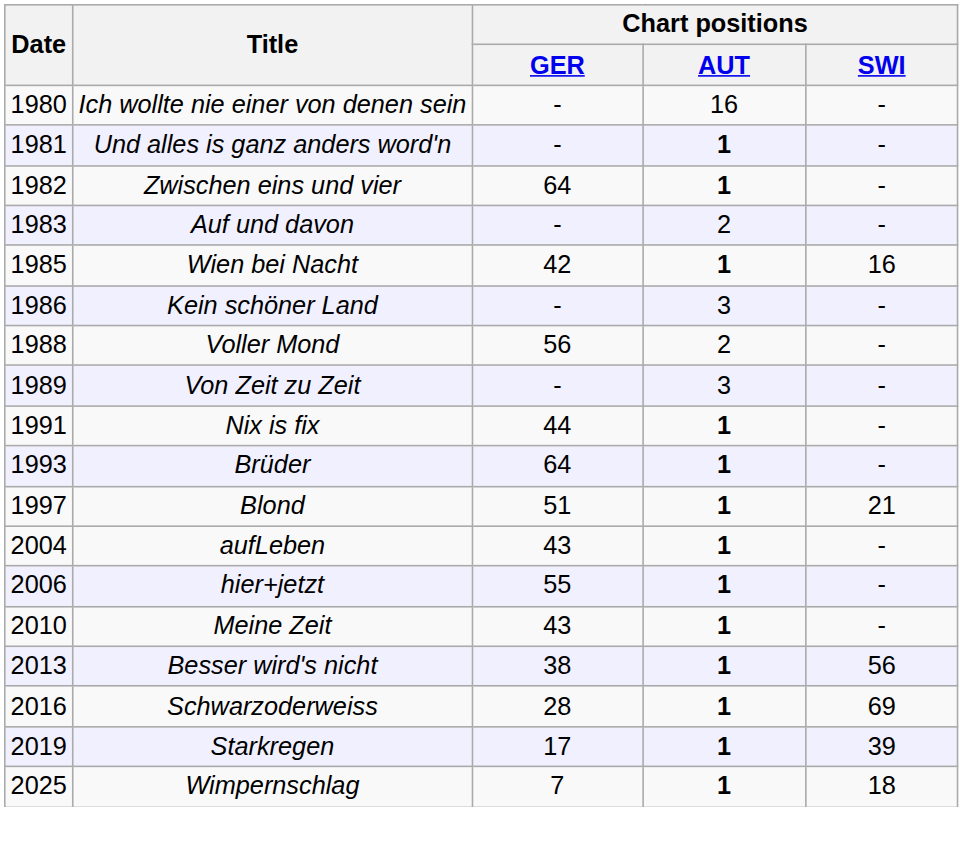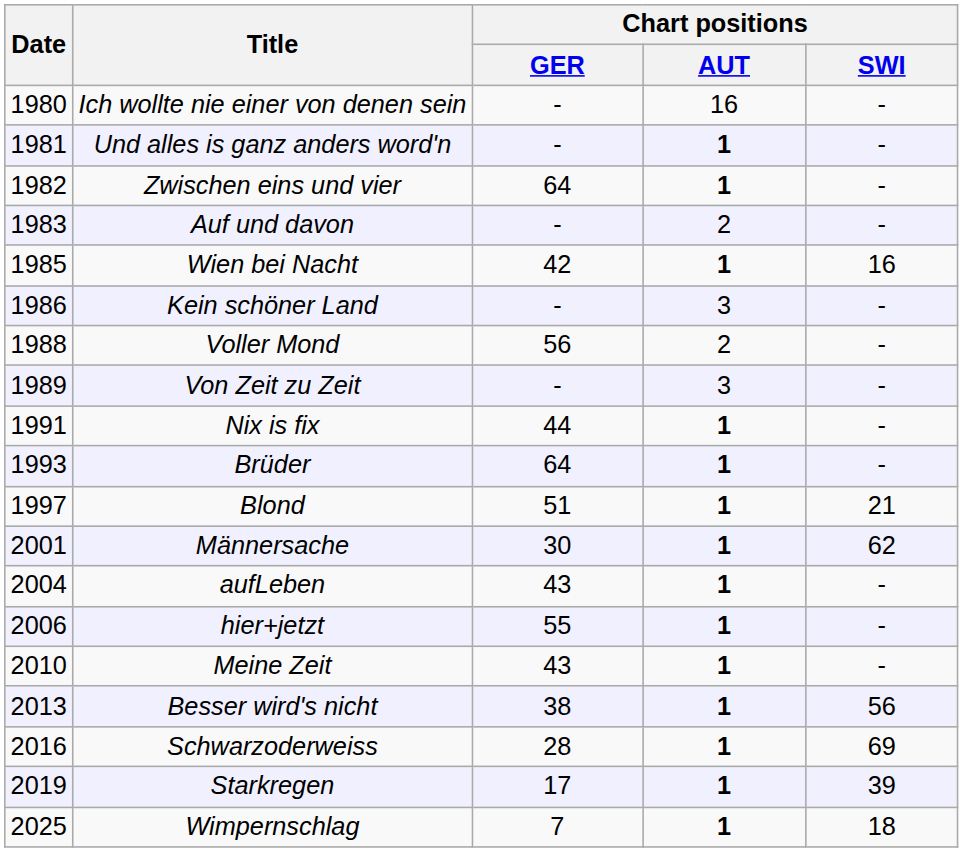+ row: (272, 545)
